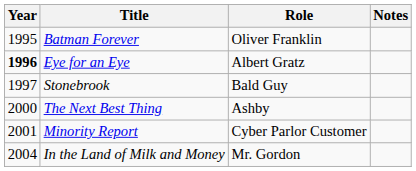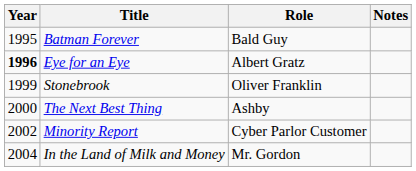(277, 39) Oliver Franklin -> (260, 39) Bald Guy
(22, 85) 1997 -> (22, 85) 1999
(260, 85) Bald Guy -> (277, 85) Oliver Franklin
(22, 131) 2001 -> (22, 131) 2002
